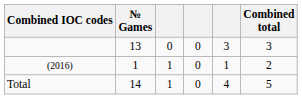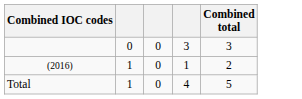- column: (135, 20)
